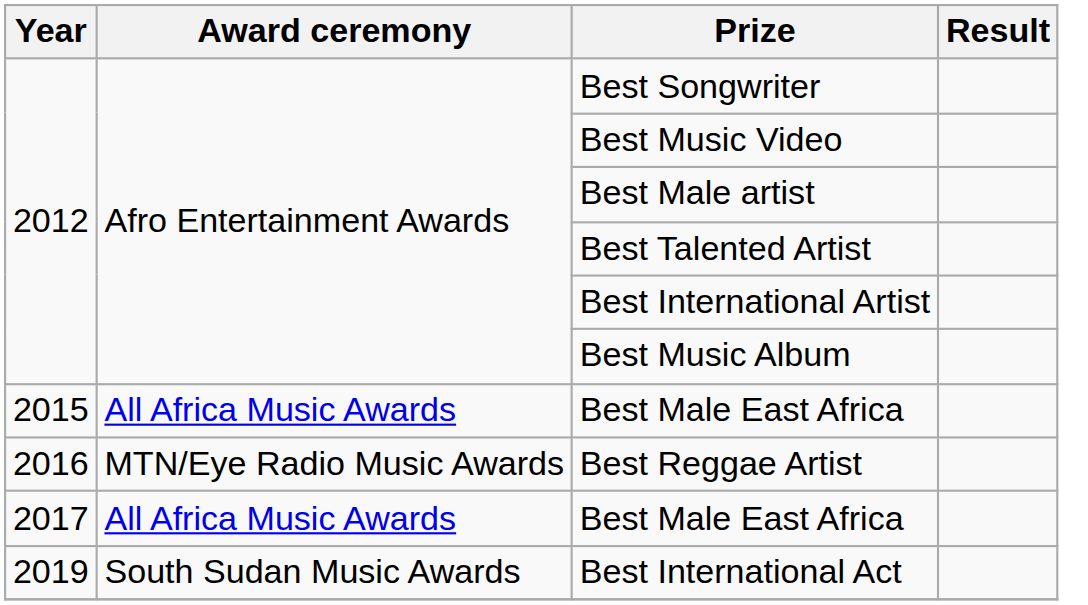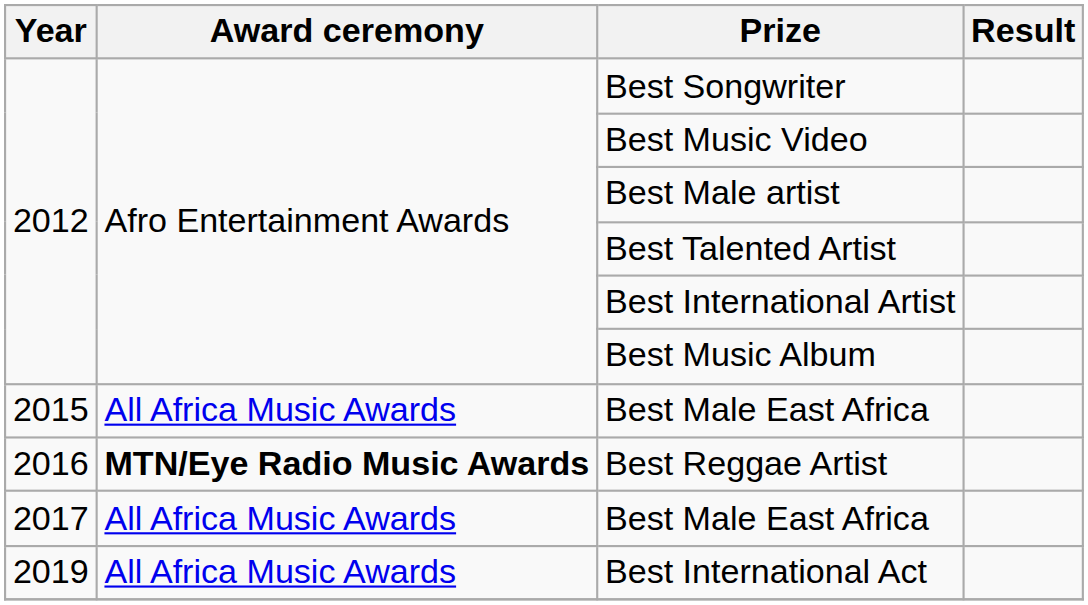(334, 463) normal -> (347, 463) bold
(313, 572) South Sudan Music Awards -> (280, 572) All Africa Music Awards
